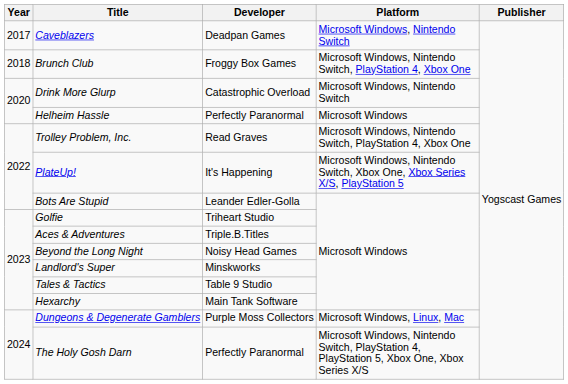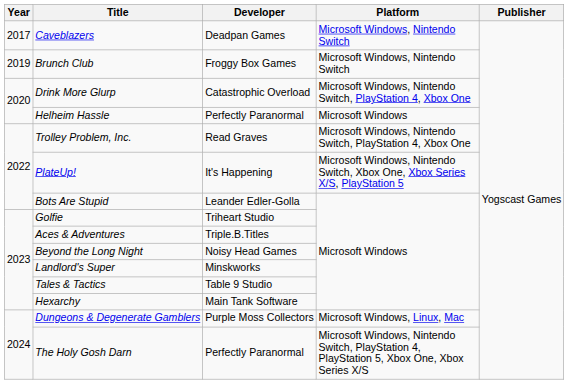(19, 64) 2018 -> (19, 64) 2019
(395, 64) Microsoft Windows, Nintendo Switch, PlayStation 4, Xbox One -> (387, 64) Microsoft Windows, Nintendo Switch
(387, 92) Microsoft Windows, Nintendo Switch -> (395, 92) Microsoft Windows, Nintendo Switch, PlayStation 4, Xbox One
